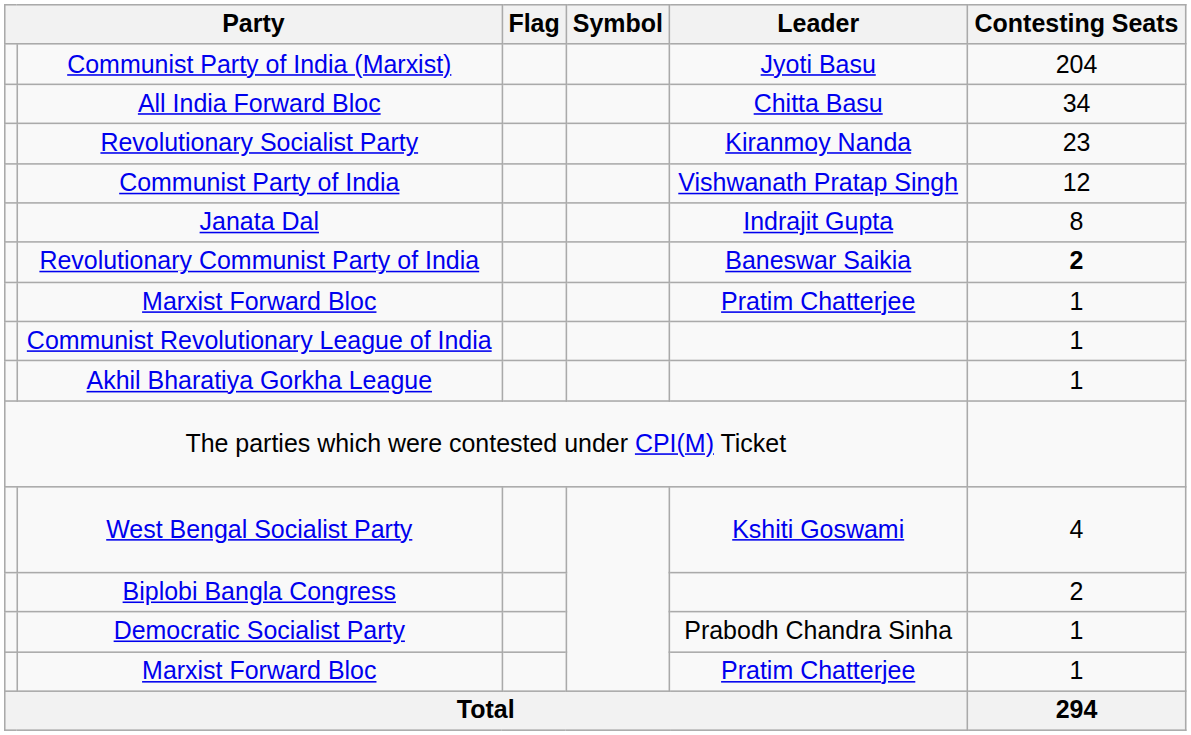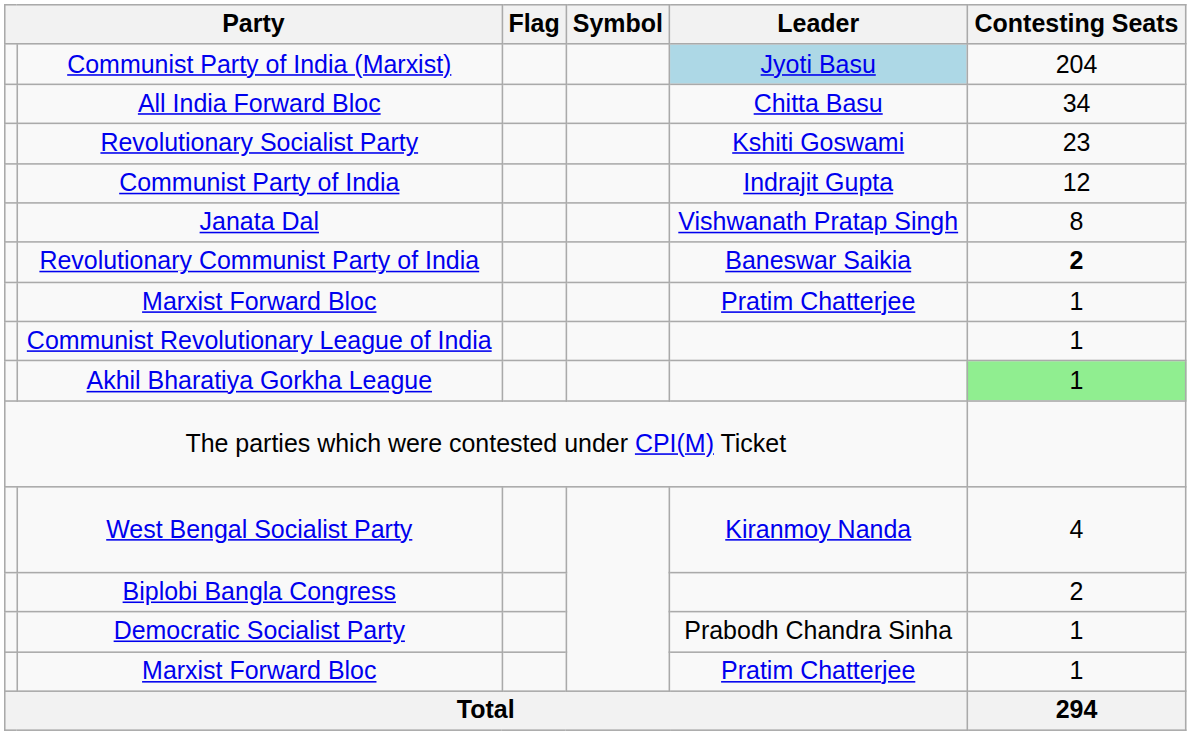(818, 63) no background -> (818, 63) lightblue background
(818, 143) Kiranmoy Nanda -> (818, 143) Kshiti Goswami
(818, 182) Vishwanath Pratap Singh -> (818, 182) Indrajit Gupta
(818, 222) Indrajit Gupta -> (818, 222) Vishwanath Pratap Singh
(1076, 380) no background -> (1076, 380) lightgreen background
(818, 529) Kshiti Goswami -> (818, 529) Kiranmoy Nanda
